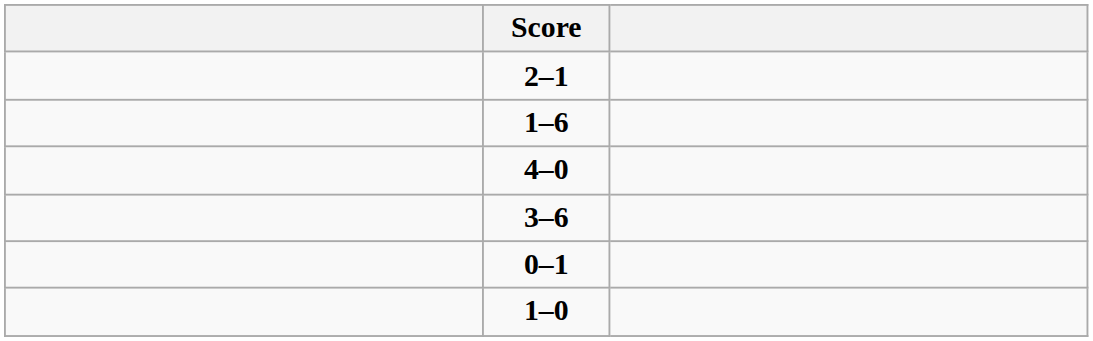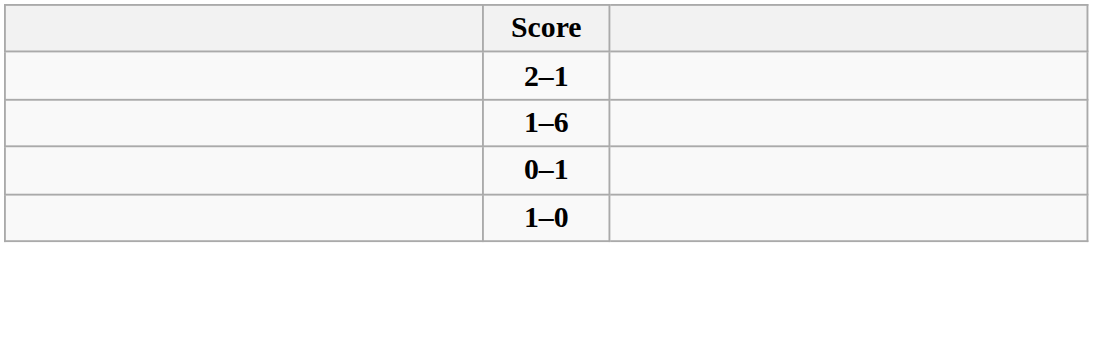- row: (546, 169)
- row: (546, 216)
